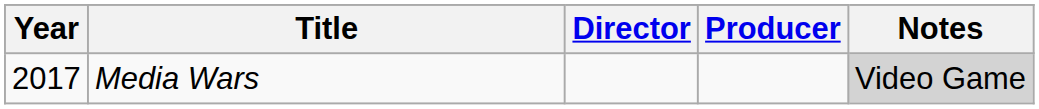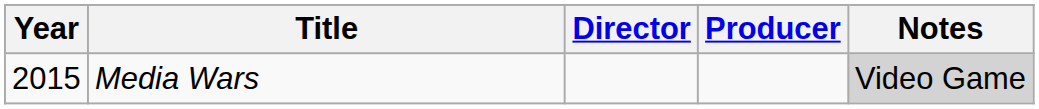(46, 77) 2017 -> (46, 77) 2015
